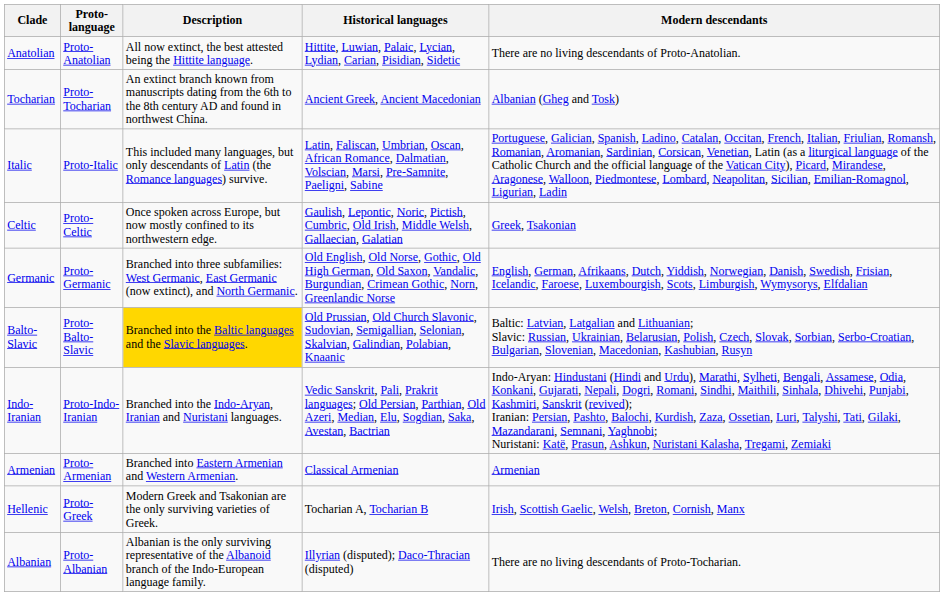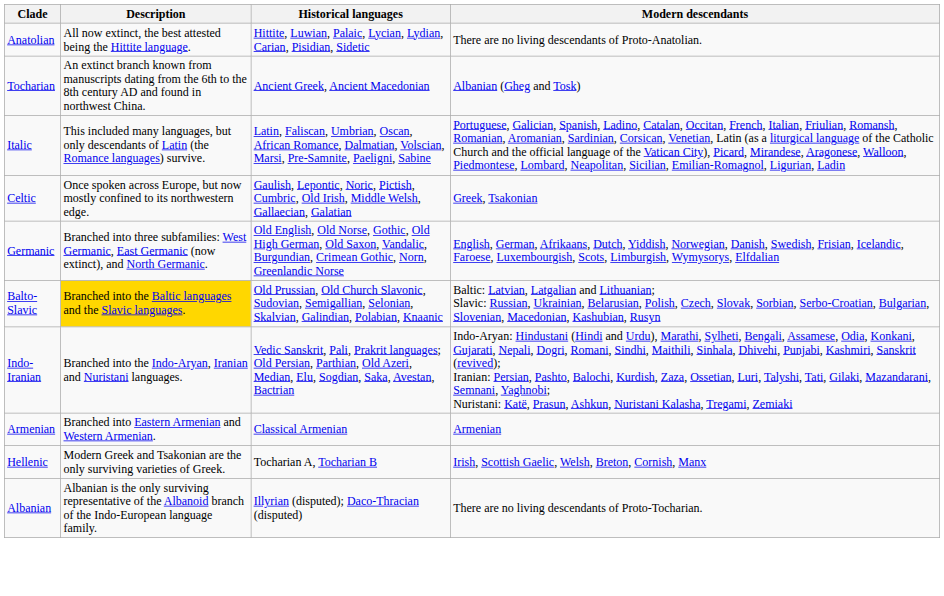- column: (92, 20)
